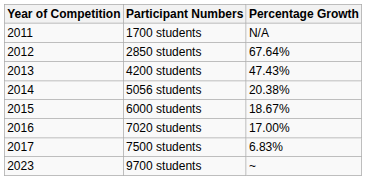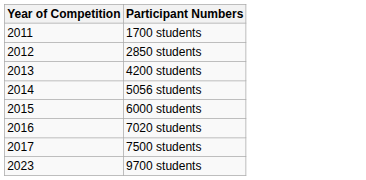- column: (304, 14)
